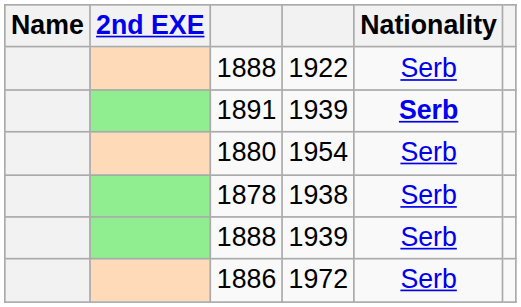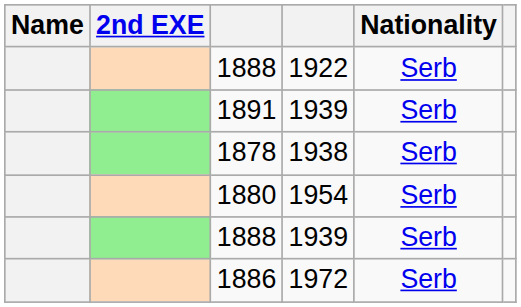(429, 110) bold -> (429, 110) normal
rows swapped: (247, 195) <-> (247, 152)
